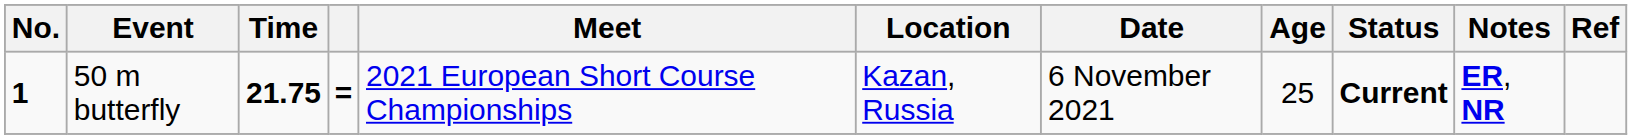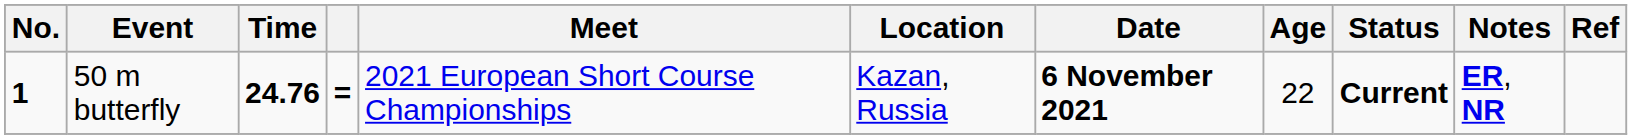(283, 92) 21.75 -> (283, 92) 24.76
(1130, 92) normal -> (1127, 92) bold
(1298, 92) 25 -> (1298, 92) 22
